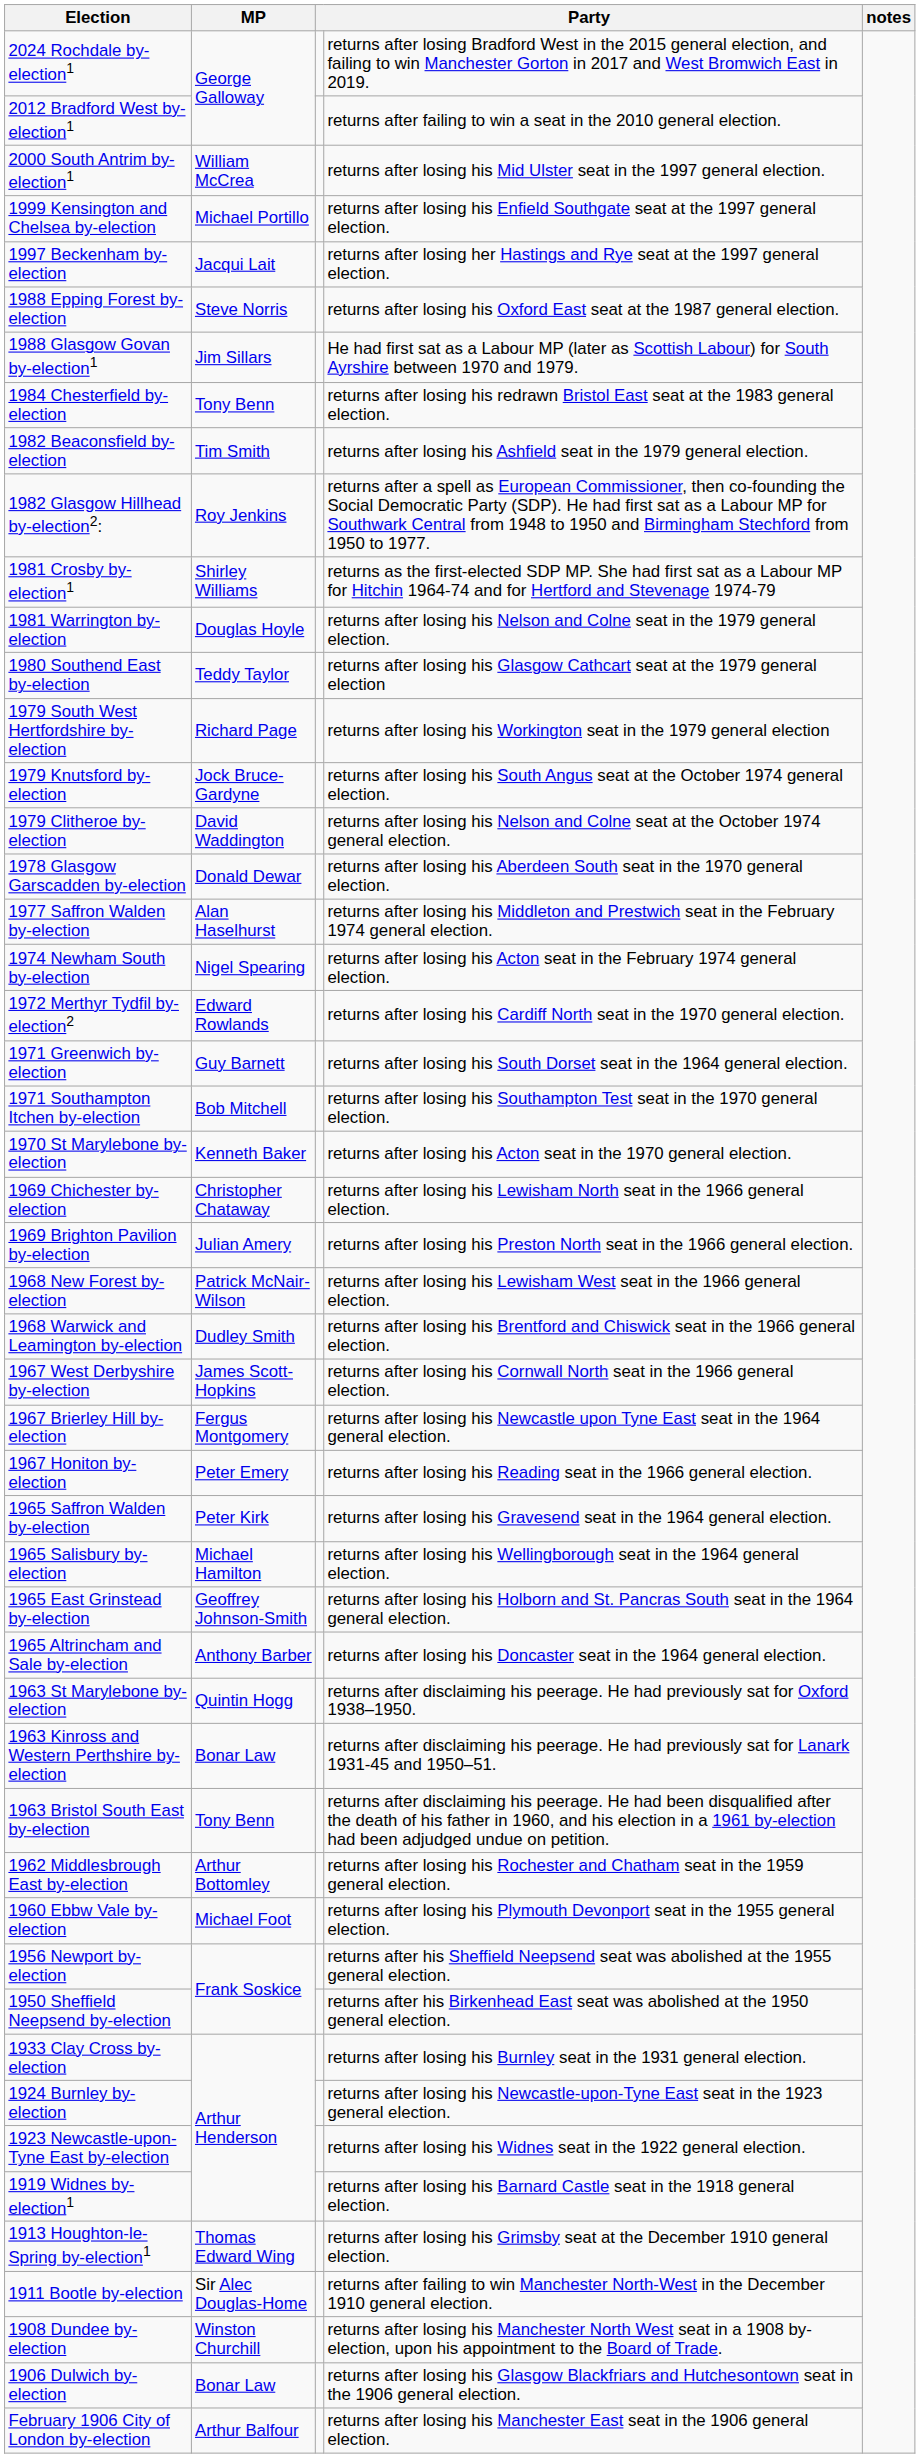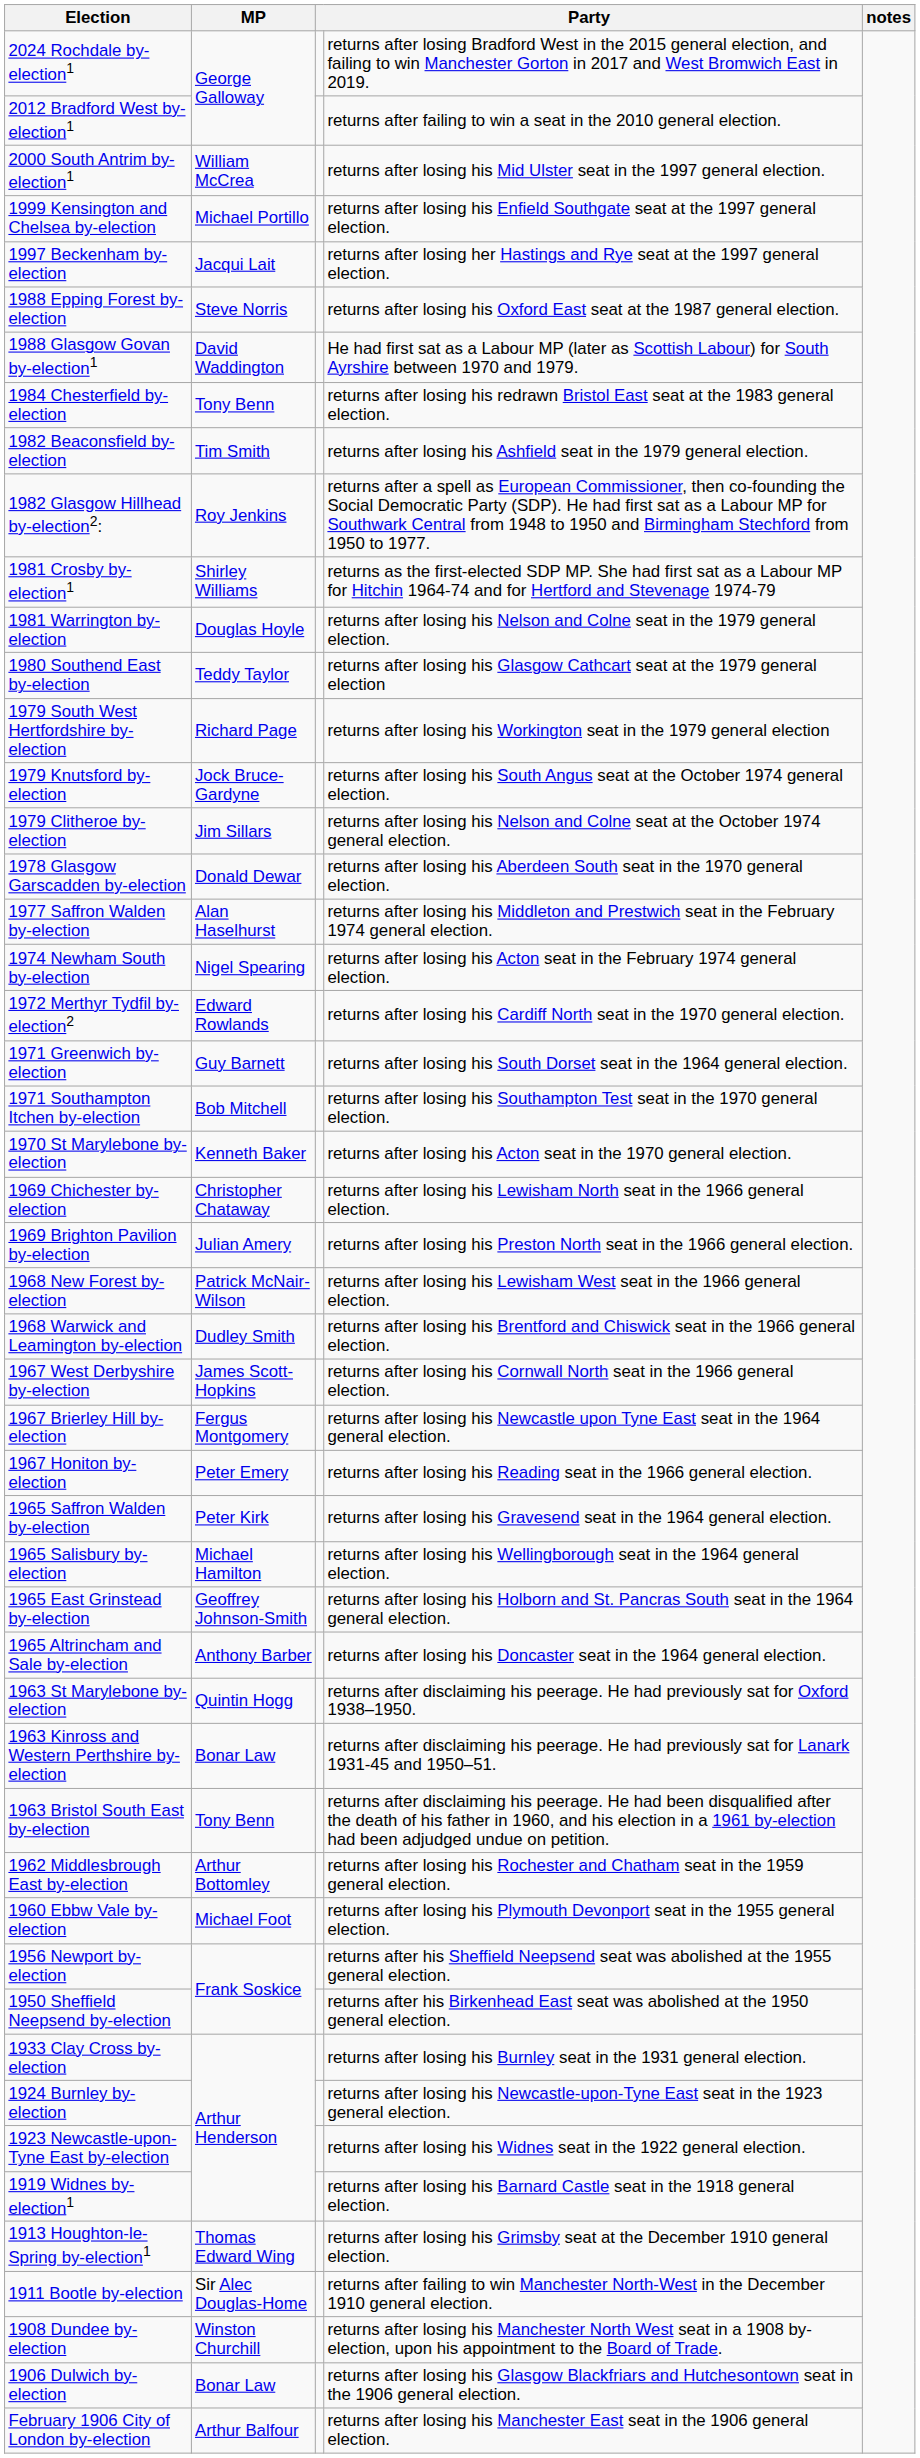(233, 357) Jim Sillars -> (239, 357) David Waddington
(239, 830) David Waddington -> (233, 830) Jim Sillars
